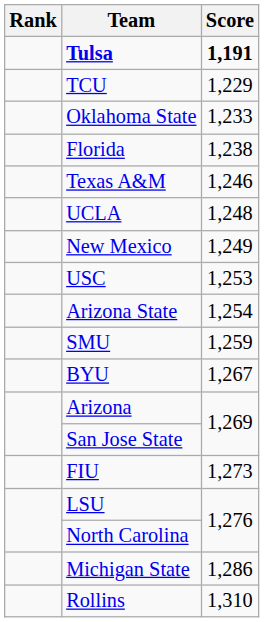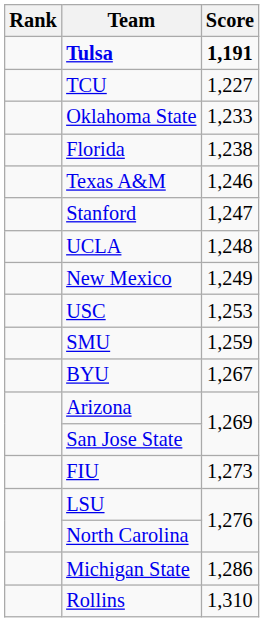(230, 85) 1,229 -> (230, 85) 1,227
+ row: (101, 213)
- row: (122, 310)
